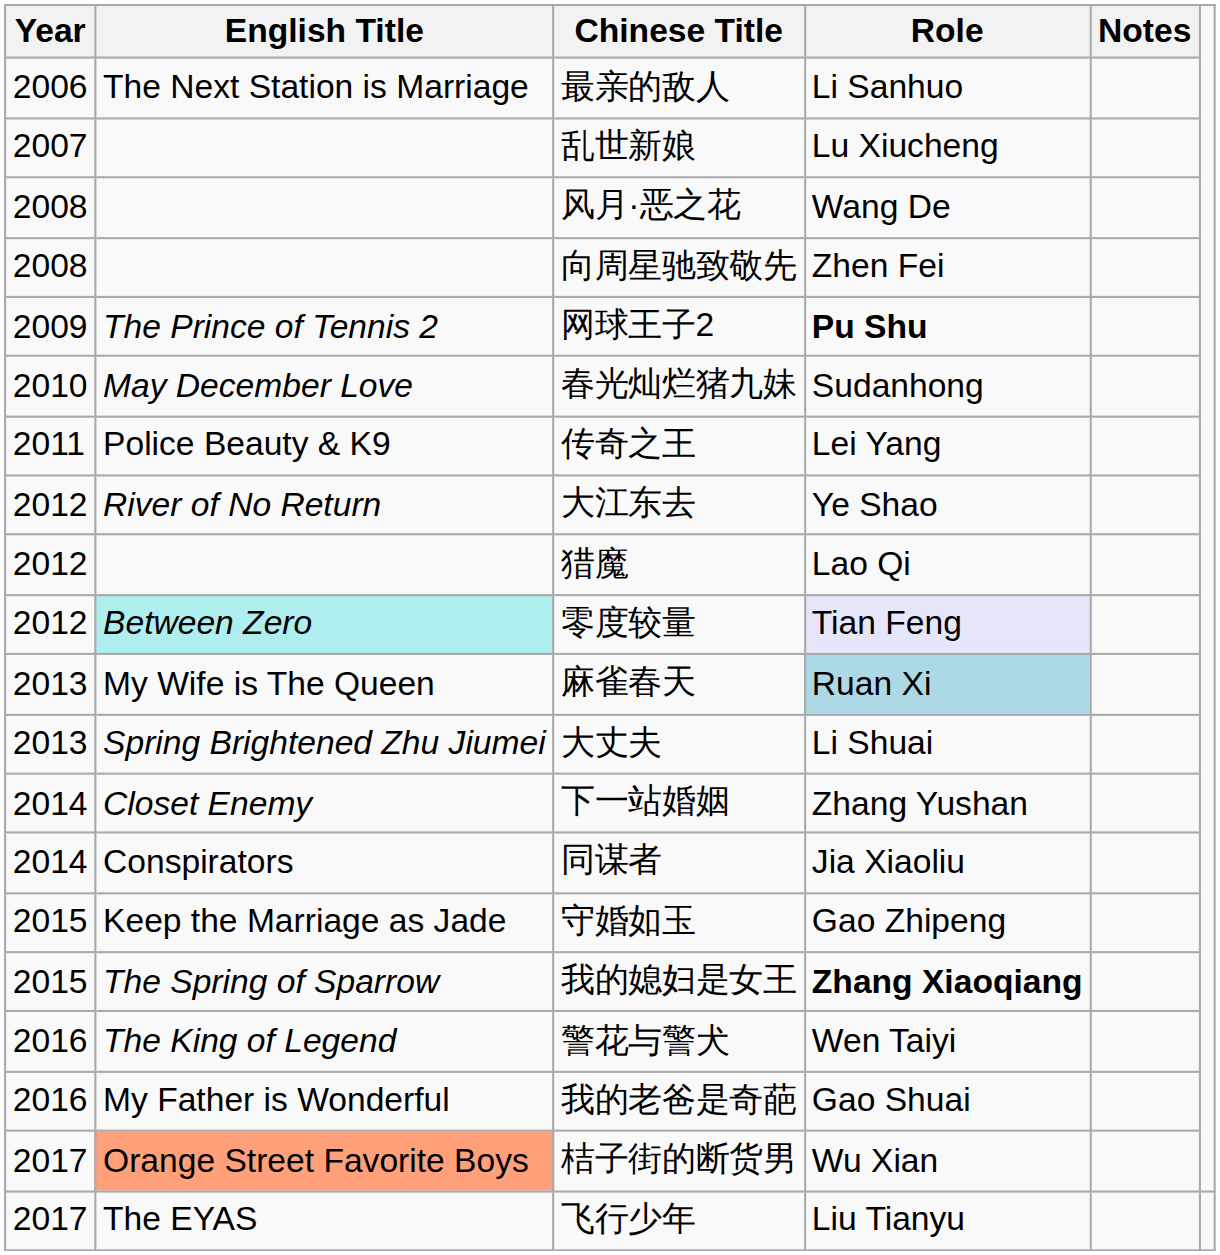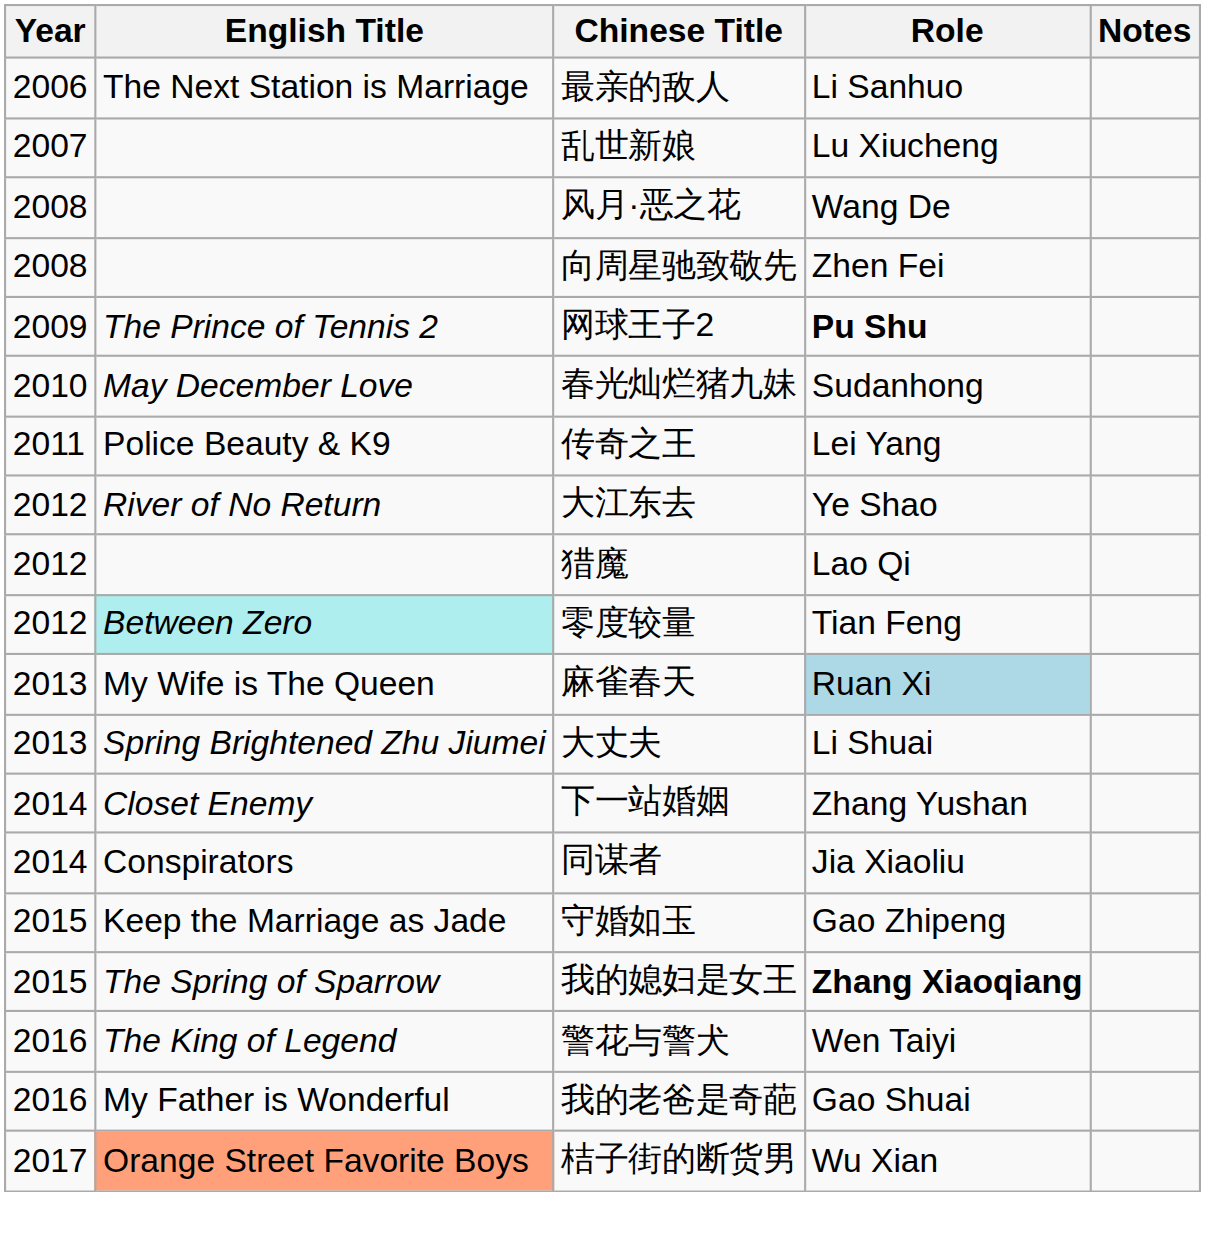(887, 623) lavender background -> (887, 623) no background
- row: (628, 1218)
